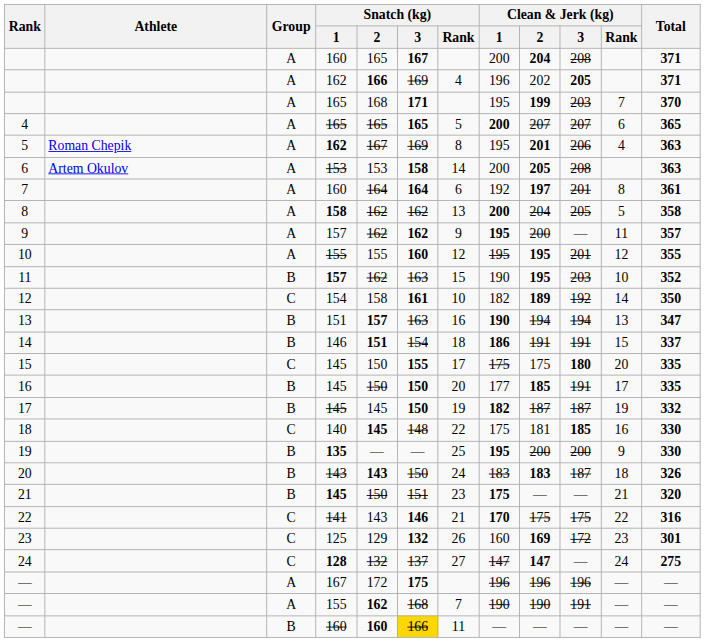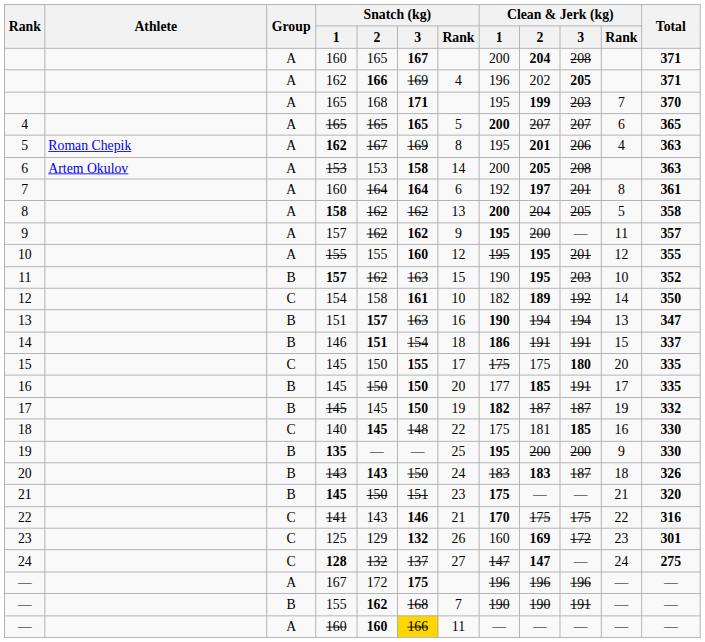(291, 604) A -> (291, 604) B
(291, 626) B -> (291, 626) A
